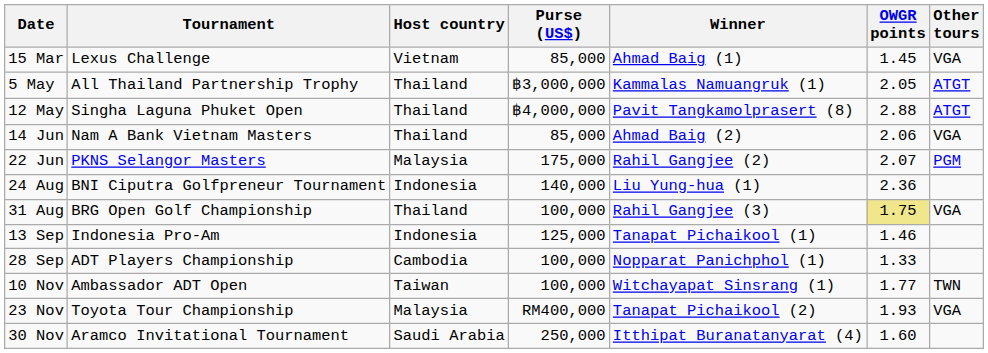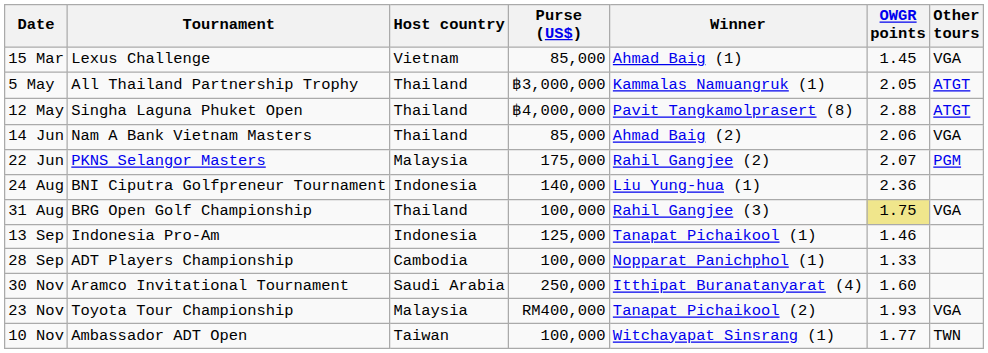rows swapped: (36, 287) <-> (36, 336)
